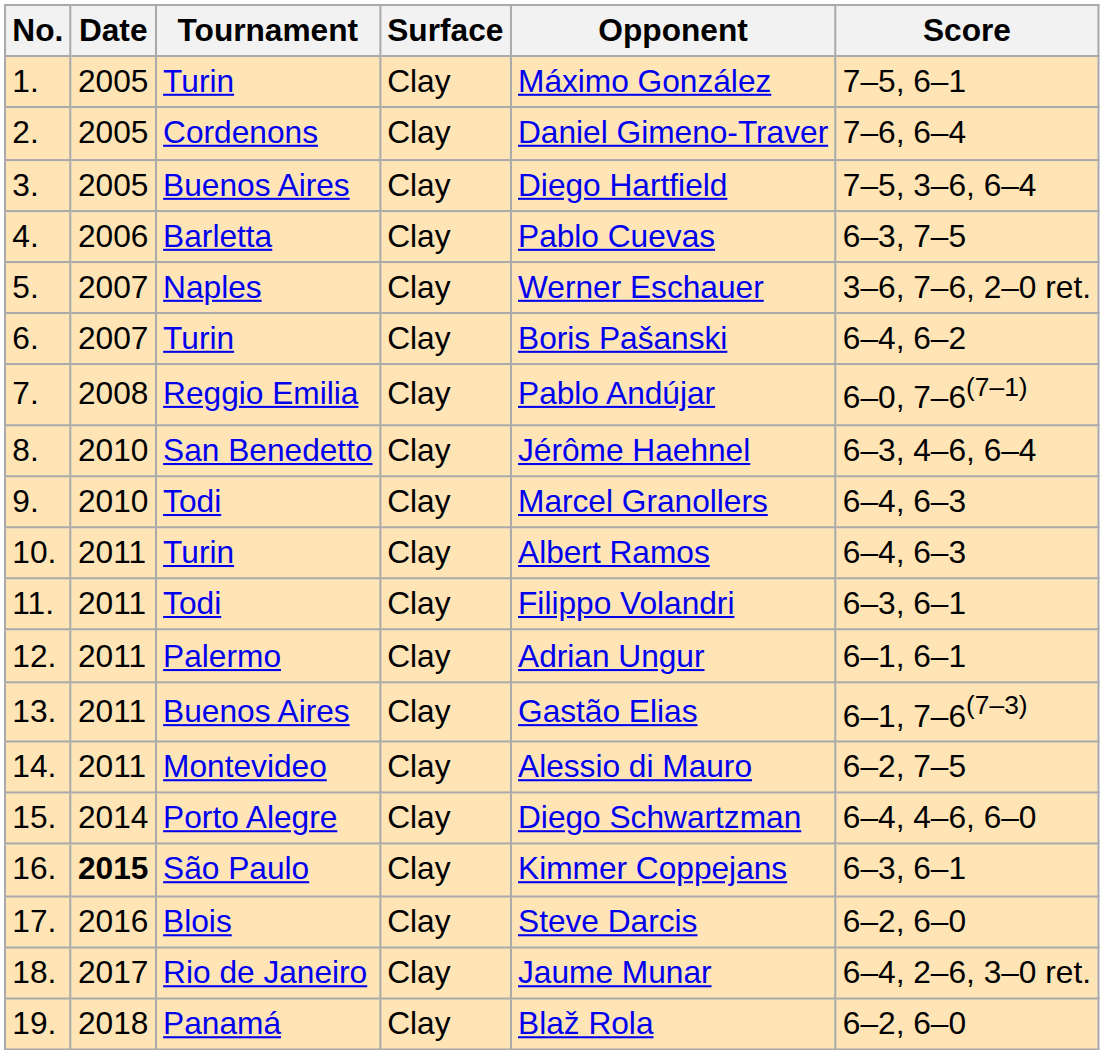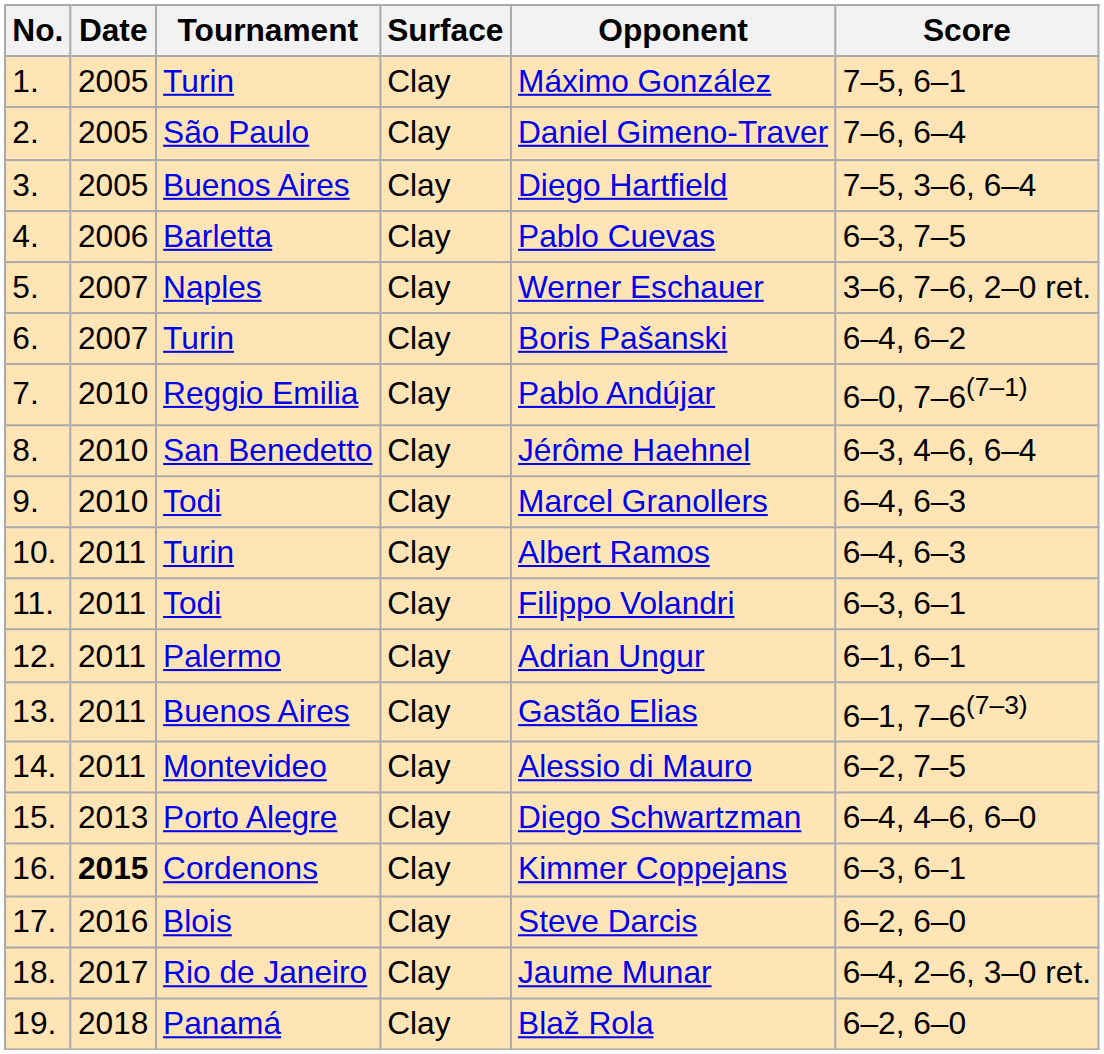(241, 132) Cordenons -> (236, 132) São Paulo
(113, 393) 2008 -> (113, 393) 2010
(113, 817) 2014 -> (113, 817) 2013
(236, 868) São Paulo -> (241, 868) Cordenons
